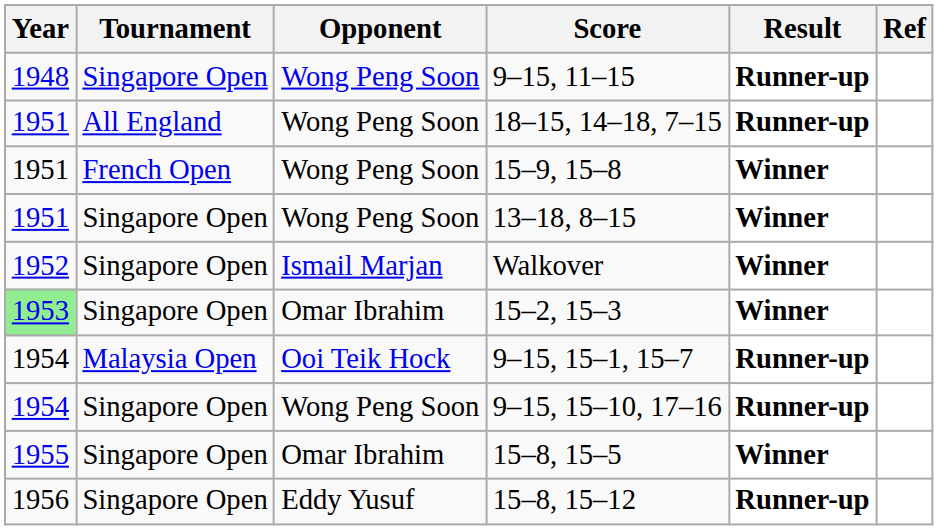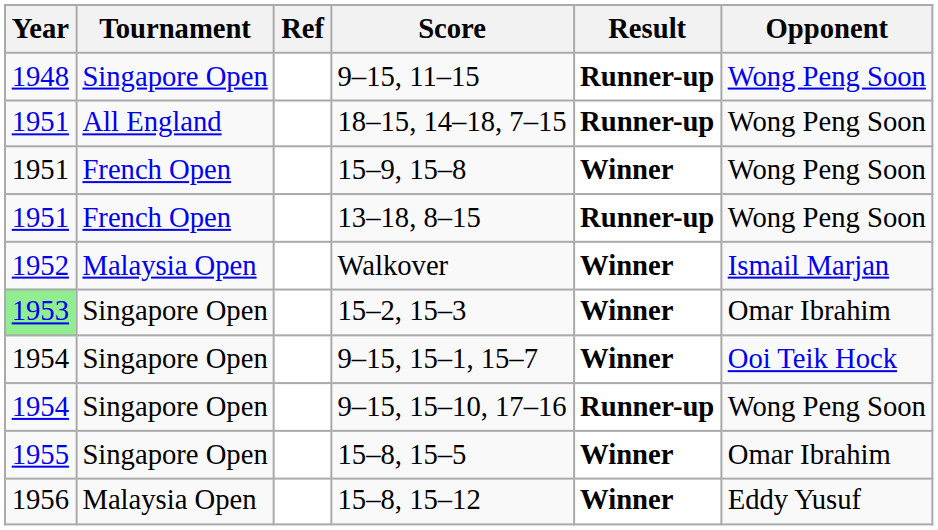columns swapped: (380, 28) <-> (904, 28)
(175, 217) Singapore Open -> (157, 217) French Open
(782, 217) Winner -> (647, 217) Runner-up
(175, 264) Singapore Open -> (170, 264) Malaysia Open
(170, 359) Malaysia Open -> (175, 359) Singapore Open
(802, 359) Runner-up -> (627, 359) Winner
(175, 501) Singapore Open -> (170, 501) Malaysia Open
(802, 501) Runner-up -> (627, 501) Winner
